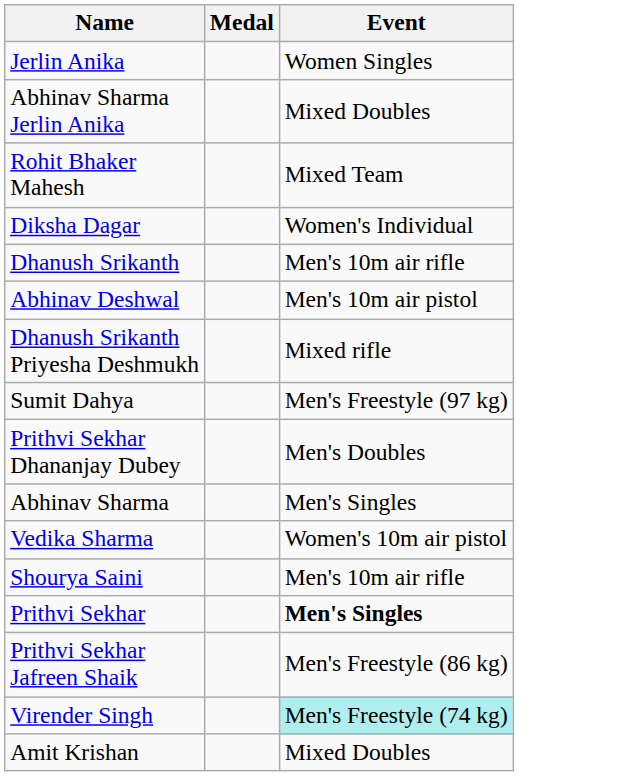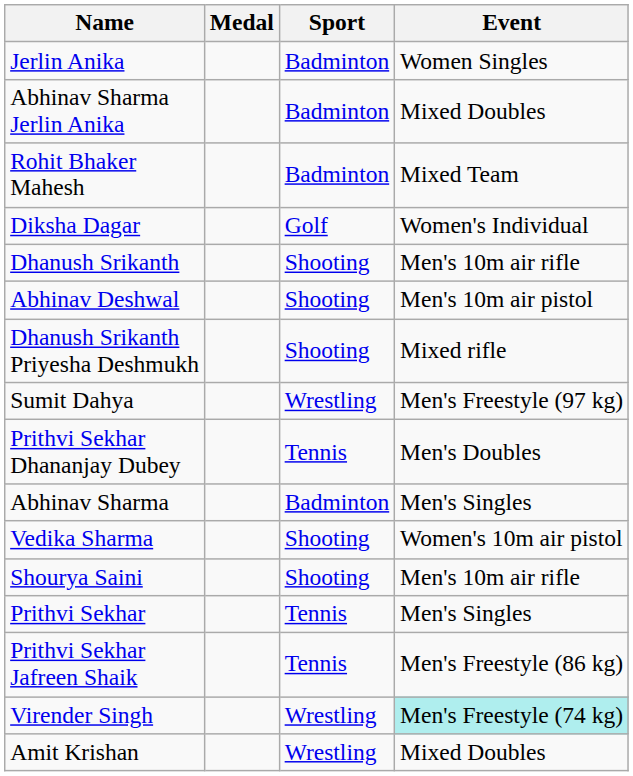+ column: (337, 23)
(354, 613) bold -> (466, 613) normal
